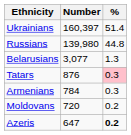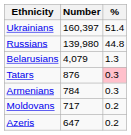(75, 59) 3,077 -> (75, 59) 4,079
(71, 106) 720 -> (71, 106) 717
(112, 122) bold -> (112, 122) normal
